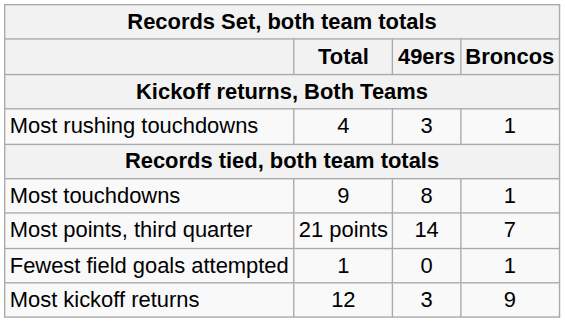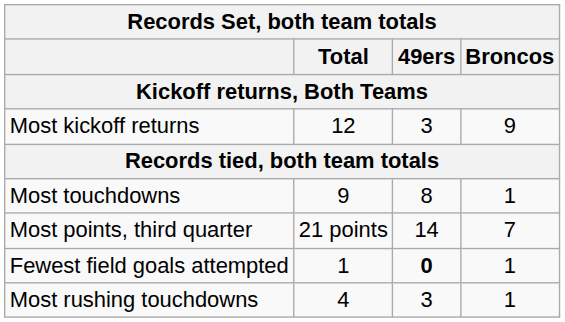rows swapped: (105, 299) <-> (134, 126)
(427, 265) normal -> (427, 265) bold
